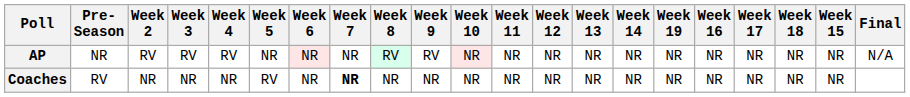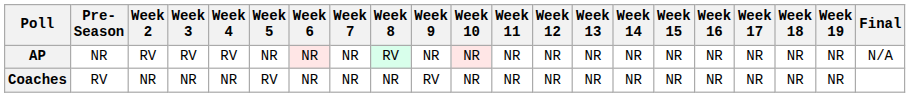columns swapped: (836, 24) <-> (674, 24)
(431, 56) RV -> (431, 56) NR
(350, 80) bold -> (350, 80) normal
(431, 80) NR -> (431, 80) RV
